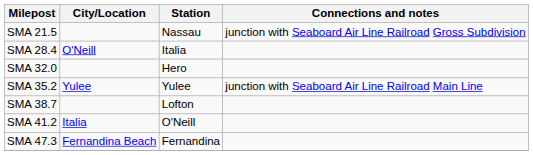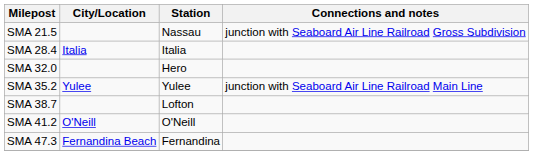(79, 50) O'Neill -> (74, 50) Italia
(74, 123) Italia -> (79, 123) O'Neill
